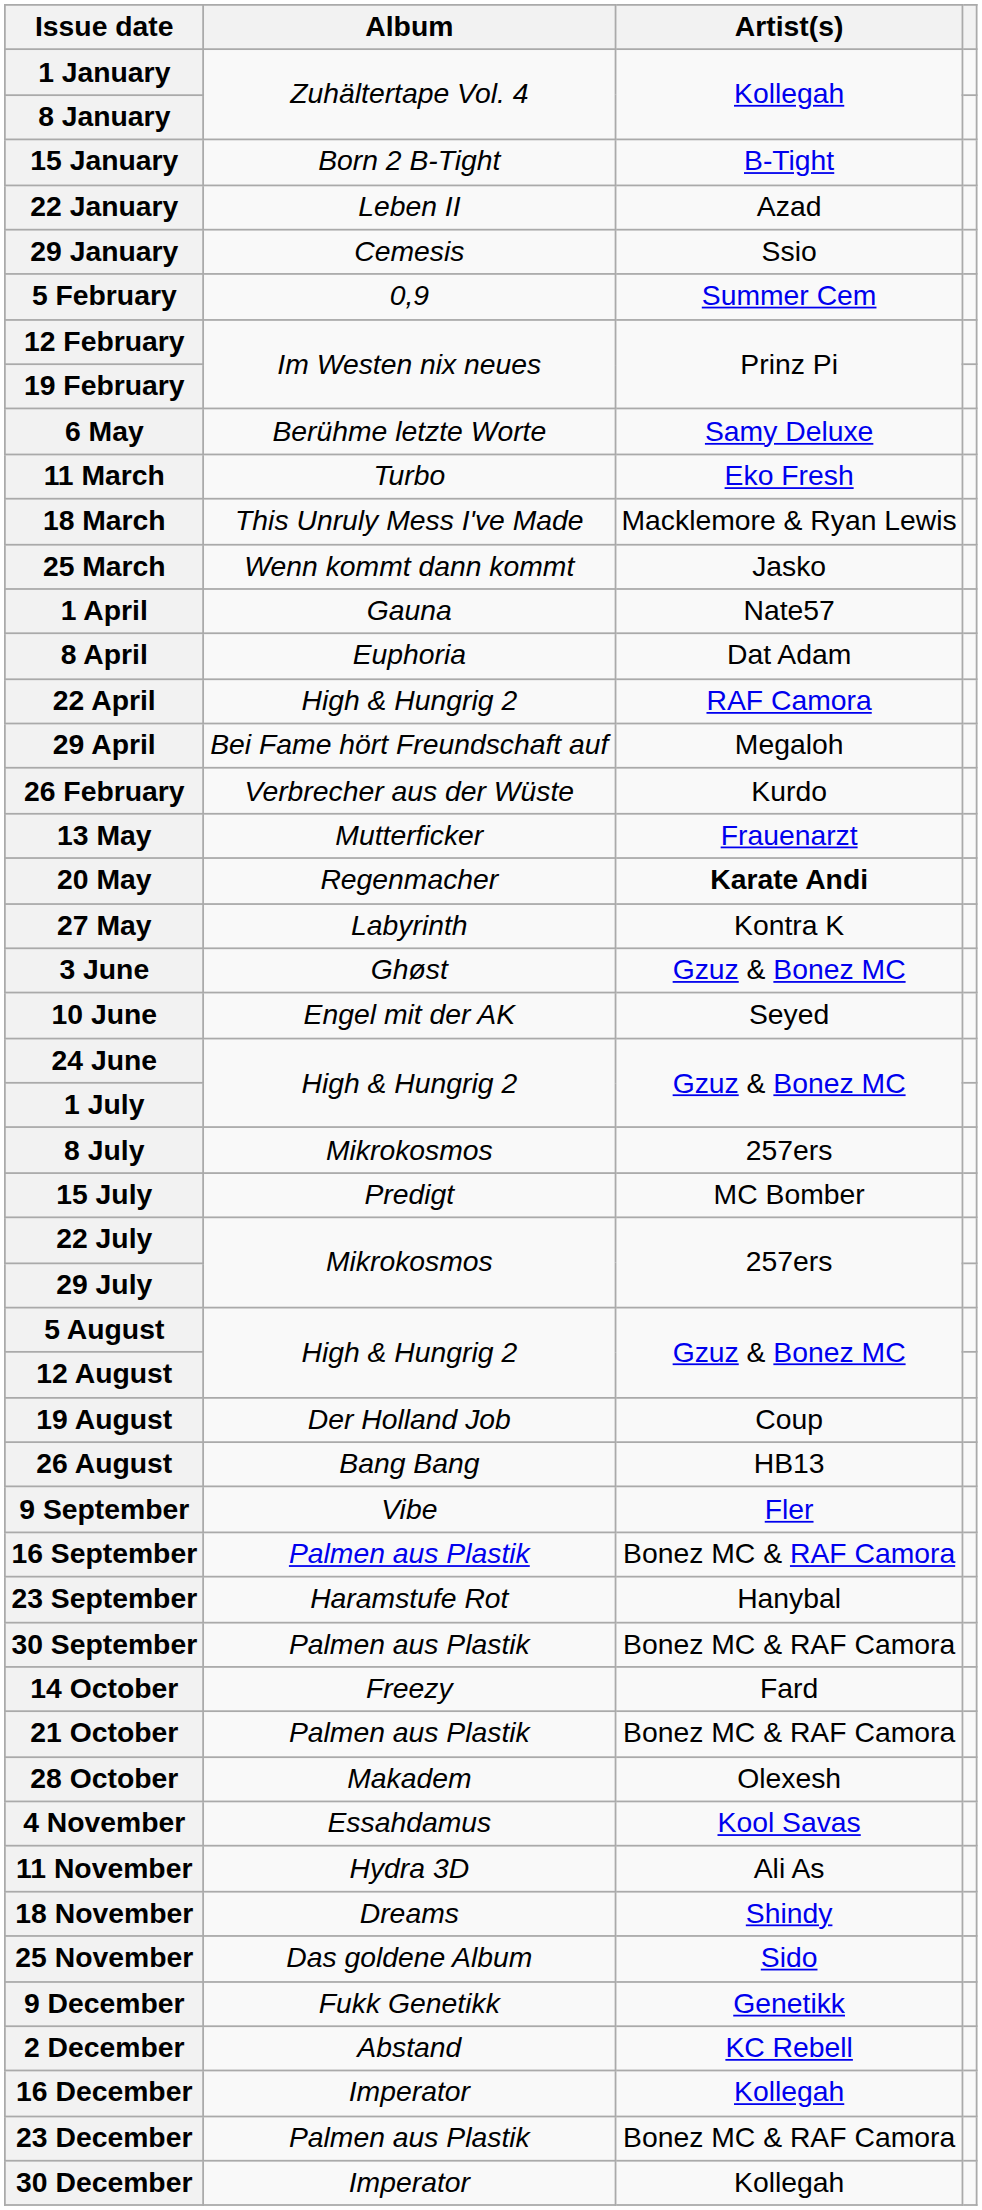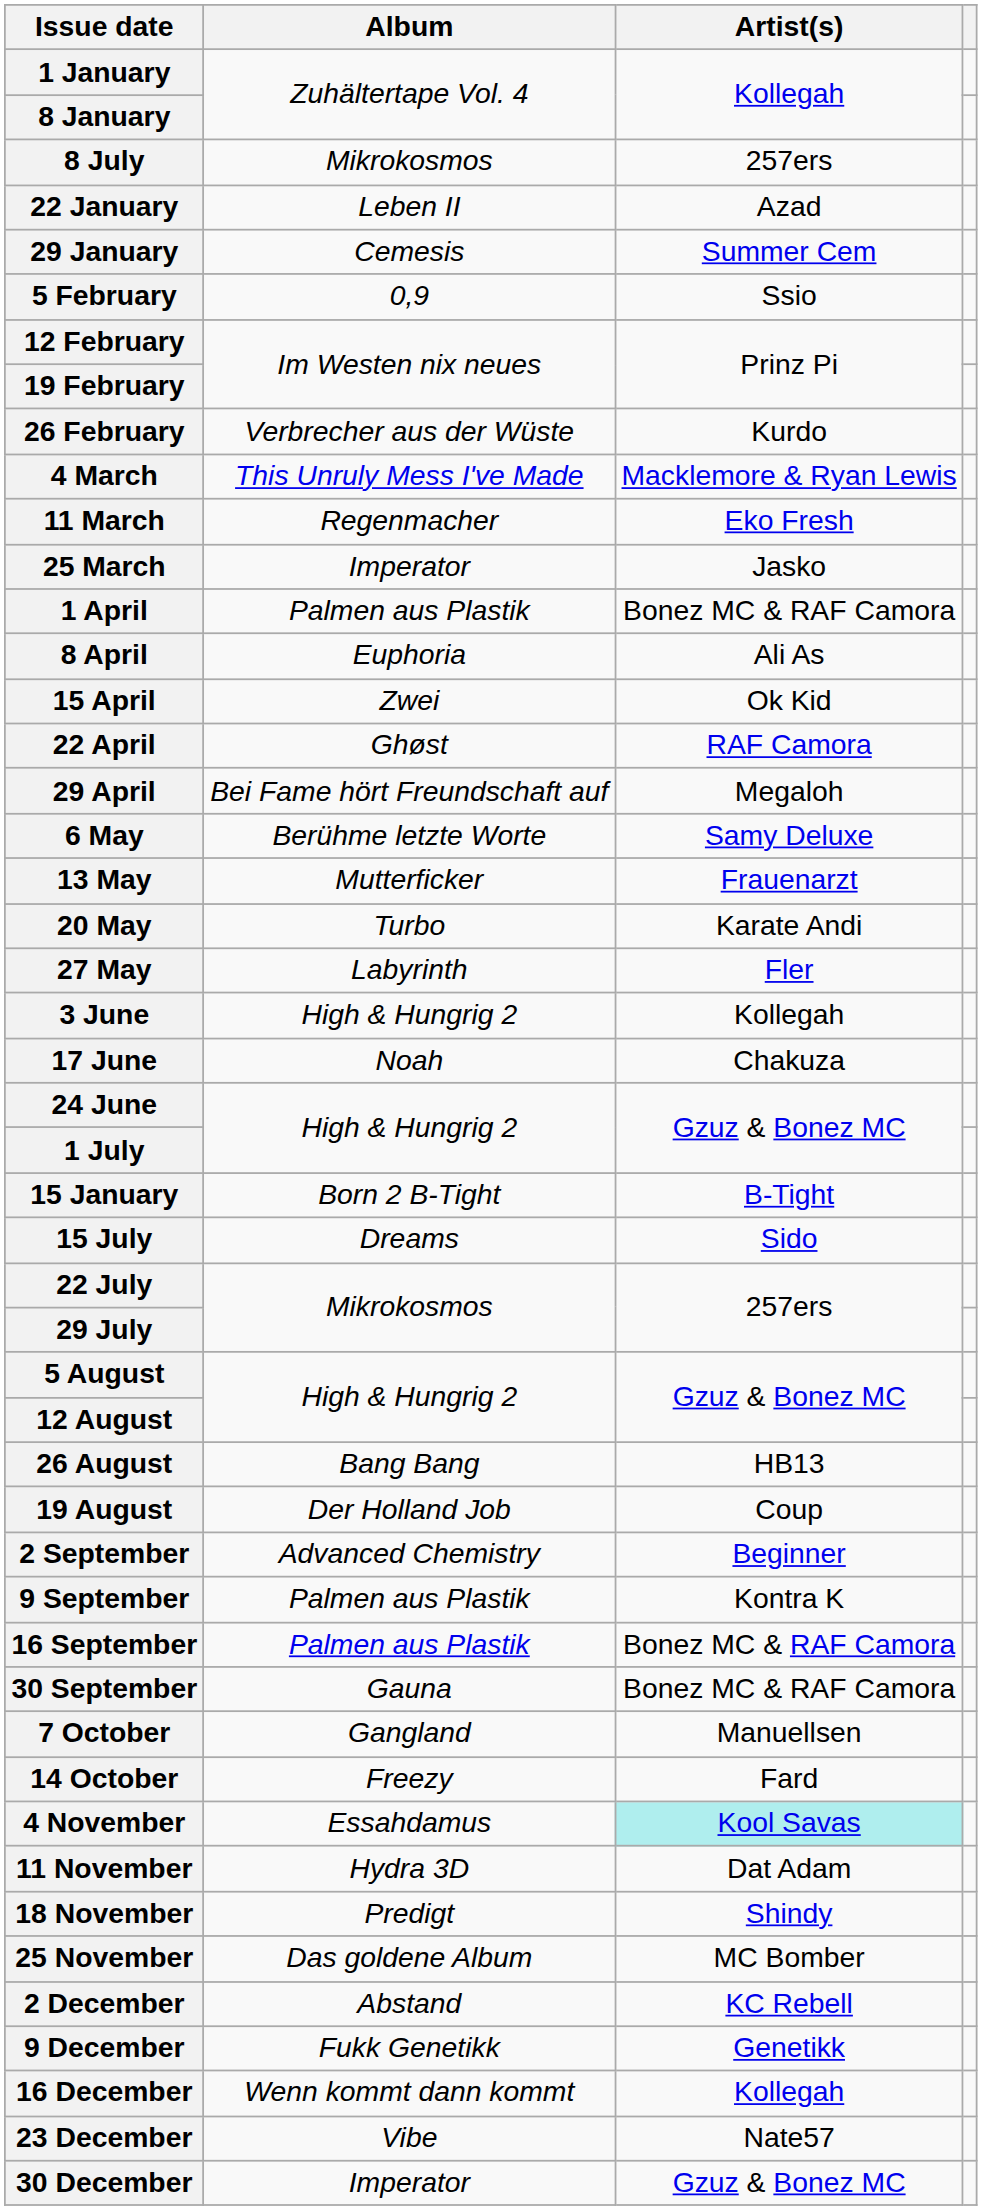rows swapped: (104, 161) <-> (104, 1149)
(789, 251) Ssio -> (789, 251) Summer Cem
(789, 296) Summer Cem -> (789, 296) Ssio
rows swapped: (104, 790) <-> (104, 431)
+ row: (104, 476)
(409, 476) Turbo -> (409, 521) Regenmacher
- row: (104, 521)
(409, 565) Wenn kommt dann kommt -> (409, 565) Imperator
(409, 610) Gauna -> (409, 610) Palmen aus Plastik
(789, 610) Nate57 -> (789, 610) Bonez MC & RAF Camora
(789, 655) Dat Adam -> (789, 655) Ali As
+ row: (104, 700)
(409, 700) High & Hungrig 2 -> (409, 745) Ghøst
(409, 880) Regenmacher -> (409, 925) Turbo
(789, 880) bold -> (789, 925) normal
(789, 925) Kontra K -> (789, 970) Fler
(409, 970) Ghøst -> (409, 1015) High & Hungrig 2
(789, 970) Gzuz & Bonez MC -> (789, 1015) Kollegah
- row: (104, 1015)
+ row: (104, 1059)
(409, 1194) Predigt -> (409, 1239) Dreams
(789, 1194) MC Bomber -> (789, 1239) Sido
rows swapped: (104, 1419) <-> (104, 1464)
+ row: (104, 1554)
(409, 1509) Vibe -> (409, 1598) Palmen aus Plastik
(789, 1509) Fler -> (789, 1598) Kontra K
- row: (104, 1598)
(409, 1643) Palmen aus Plastik -> (409, 1688) Gauna
+ row: (104, 1733)
- row: (104, 1733)
- row: (104, 1778)
(789, 1823) no background -> (789, 1823) paleturquoise background
(789, 1868) Ali As -> (789, 1868) Dat Adam
(409, 1913) Dreams -> (409, 1913) Predigt
(789, 1958) Sido -> (789, 1958) MC Bomber
rows swapped: (104, 2048) <-> (104, 2003)
(409, 2092) Imperator -> (409, 2092) Wenn kommt dann kommt
(409, 2137) Palmen aus Plastik -> (409, 2137) Vibe
(789, 2137) Bonez MC & RAF Camora -> (789, 2137) Nate57
(789, 2182) Kollegah -> (789, 2182) Gzuz & Bonez MC
